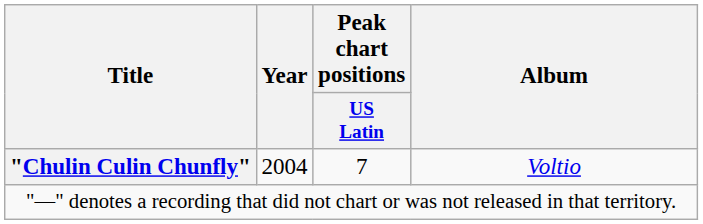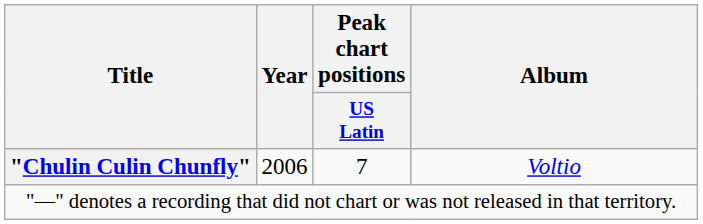(284, 166) 2004 -> (284, 166) 2006
